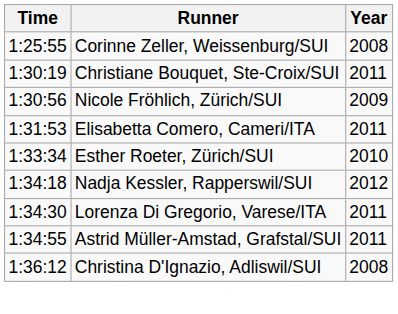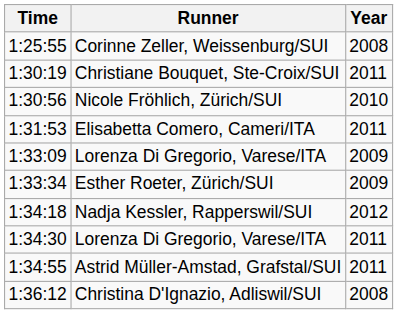(369, 101) 2009 -> (369, 101) 2010
+ row: (38, 156)
(369, 156) 2010 -> (369, 184) 2009
